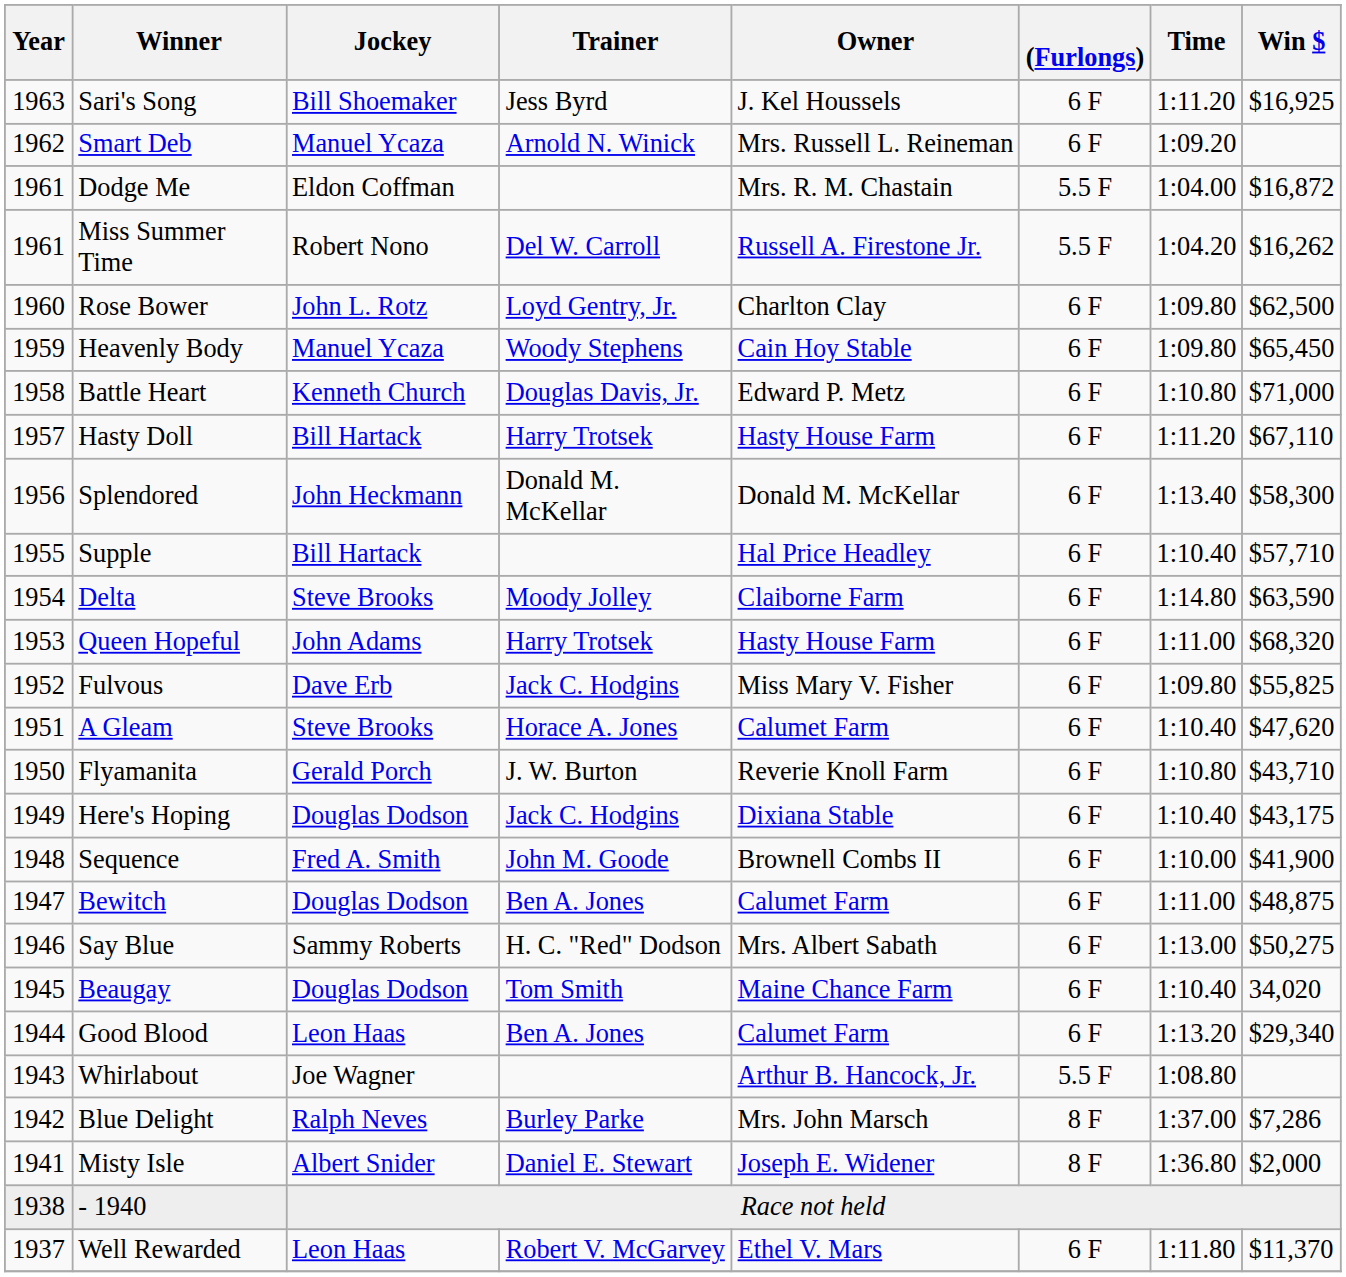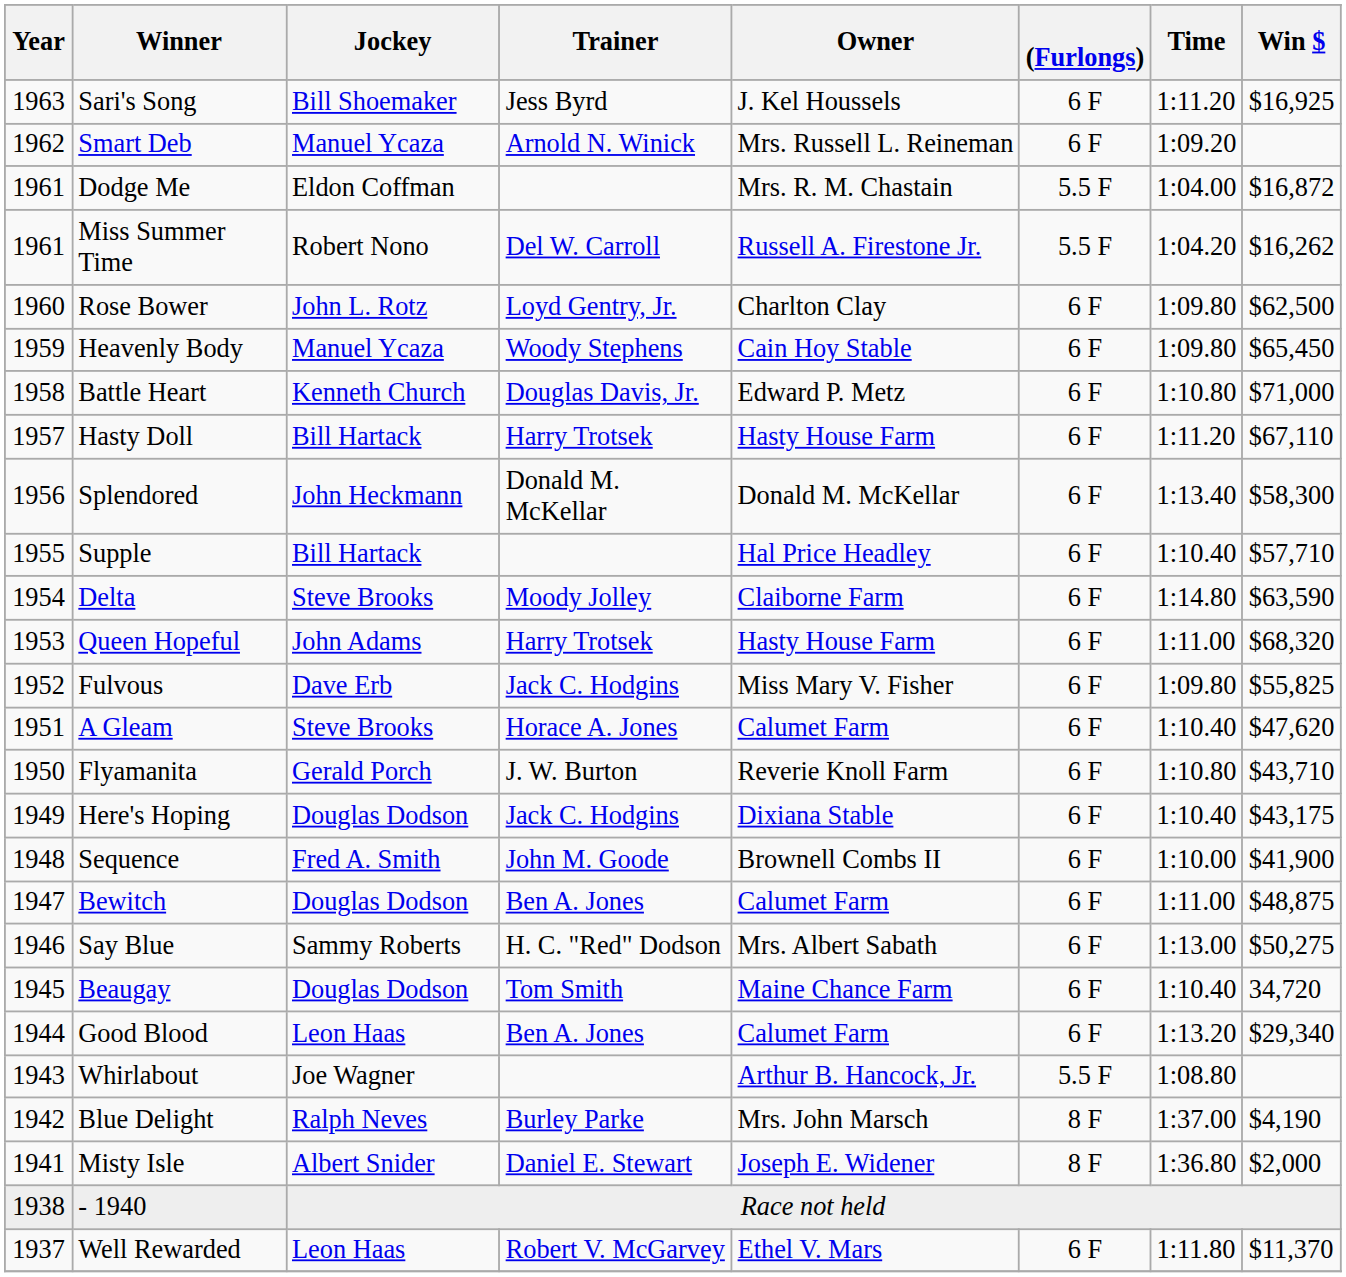(1285, 989) 34,020 -> (1285, 989) 34,720
(1285, 1119) $7,286 -> (1285, 1119) $4,190
